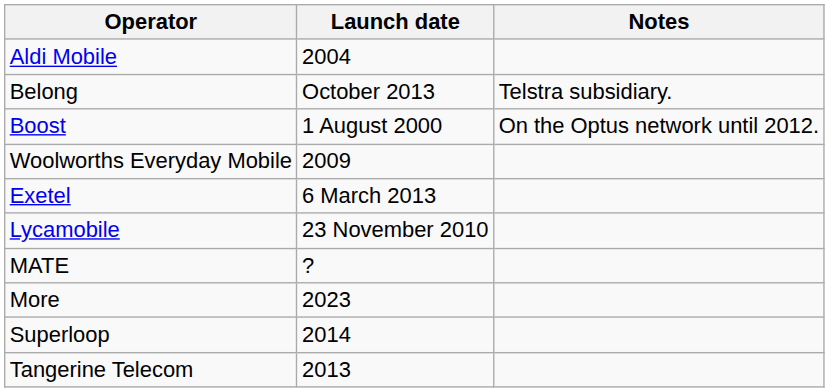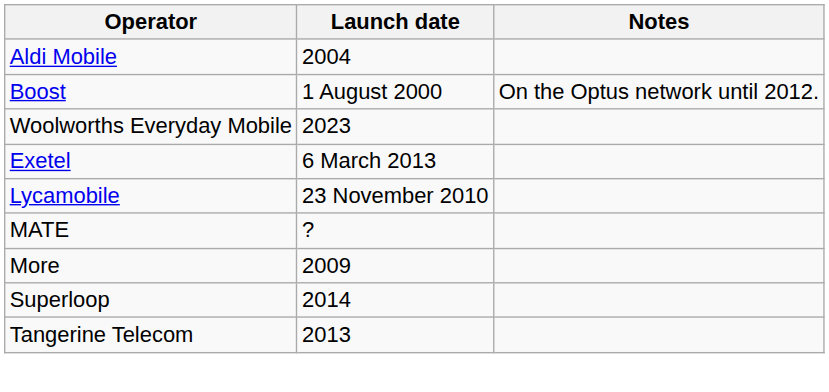- row: (44, 91)
(326, 160) 2009 -> (326, 126) 2023
(326, 299) 2023 -> (326, 265) 2009
